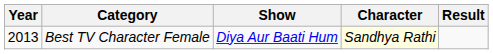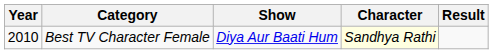(23, 37) 2013 -> (23, 37) 2010
